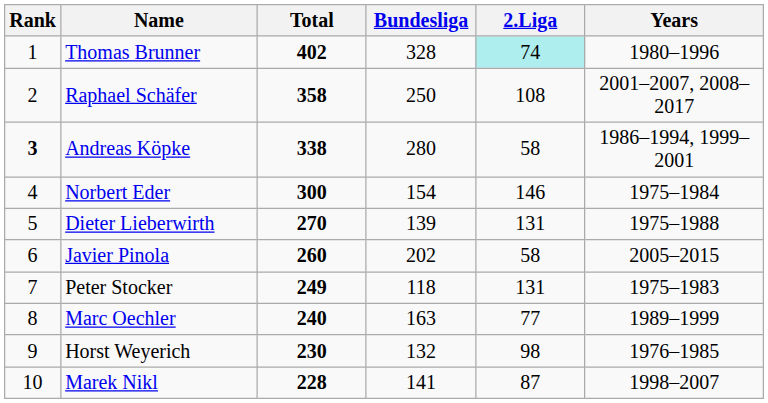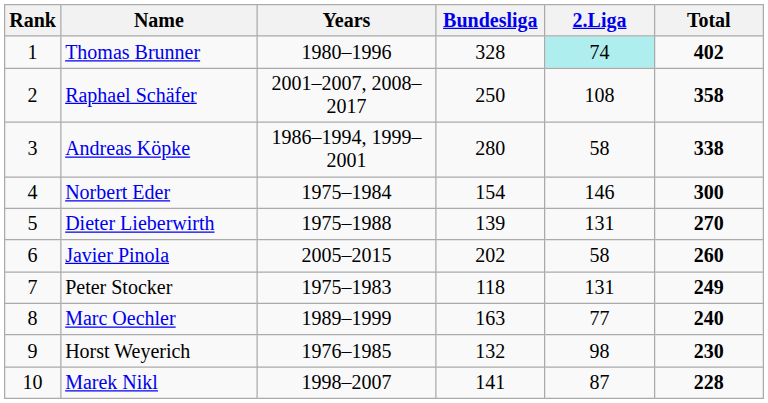columns swapped: (674, 20) <-> (312, 20)
(33, 149) bold -> (33, 149) normal
